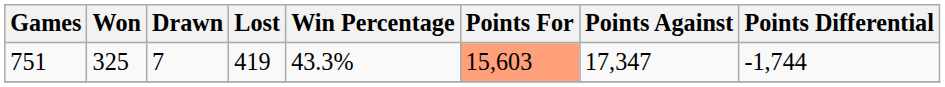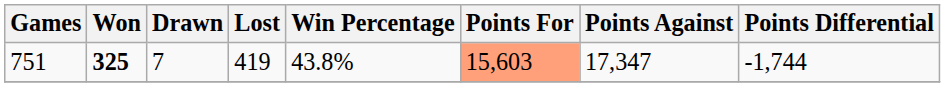(111, 61) normal -> (111, 61) bold
(322, 61) 43.3% -> (322, 61) 43.8%
